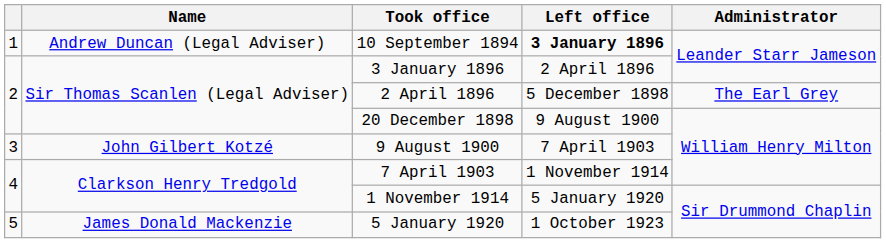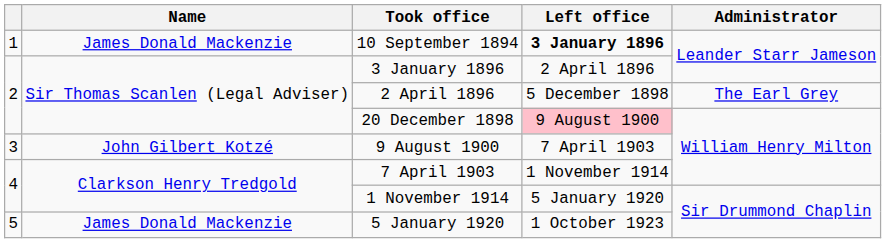(187, 43) Andrew Duncan (Legal Adviser) -> (187, 43) James Donald Mackenzie
(597, 121) no background -> (597, 121) pink background
